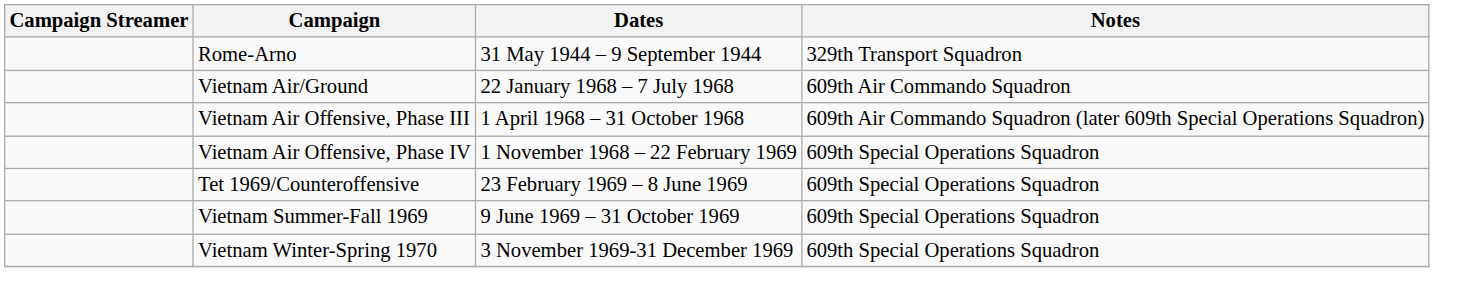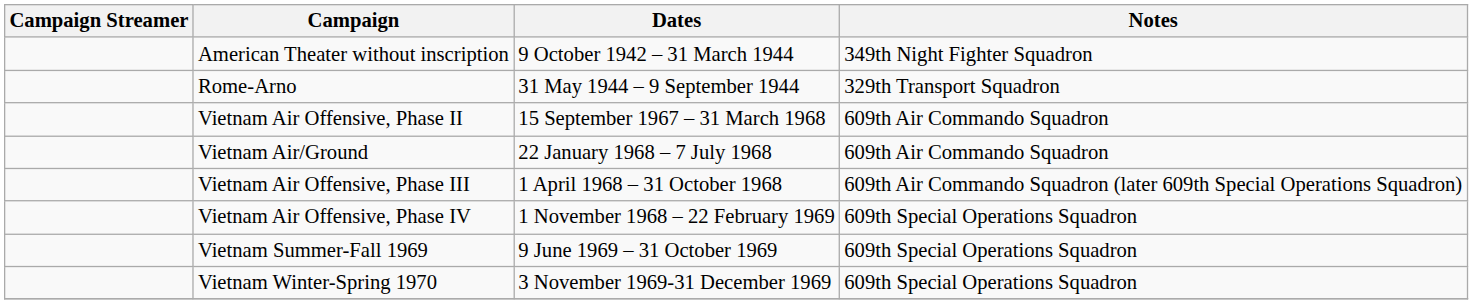+ row: (353, 53)
+ row: (330, 119)
- row: (309, 184)
